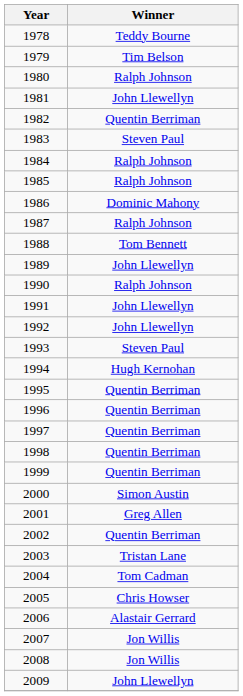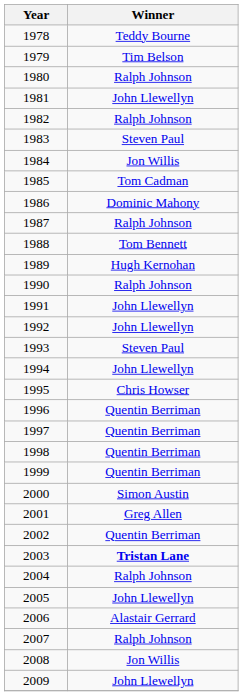(153, 118) Quentin Berriman -> (153, 118) Ralph Johnson
(153, 160) Ralph Johnson -> (153, 160) Jon Willis
(153, 181) Ralph Johnson -> (153, 181) Tom Cadman
(153, 264) John Llewellyn -> (153, 264) Hugh Kernohan
(153, 368) Hugh Kernohan -> (153, 368) John Llewellyn
(153, 389) Quentin Berriman -> (153, 389) Chris Howser
(153, 555) normal -> (153, 555) bold
(153, 576) Tom Cadman -> (153, 576) Ralph Johnson
(153, 597) Chris Howser -> (153, 597) John Llewellyn
(153, 639) Jon Willis -> (153, 639) Ralph Johnson
